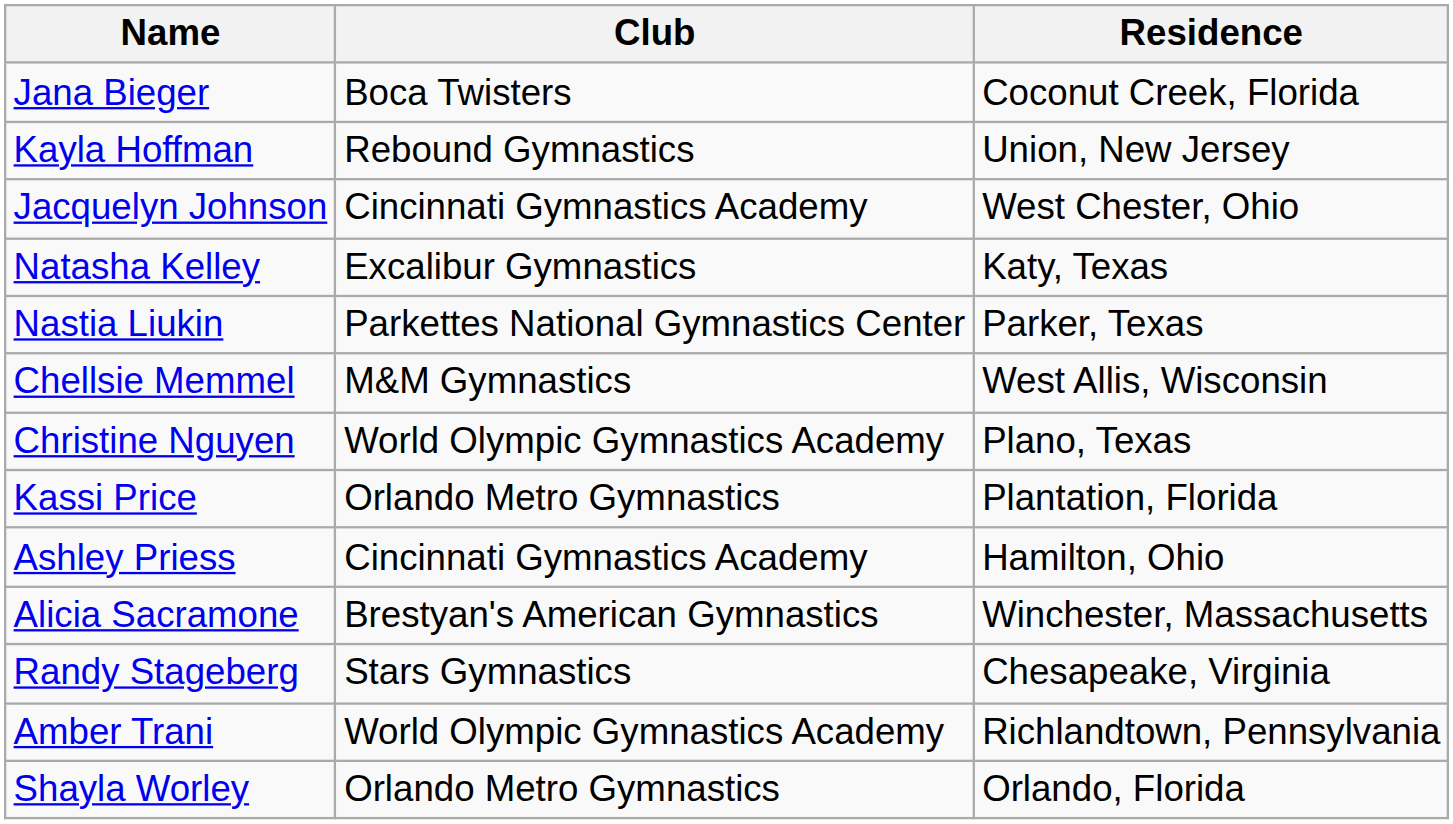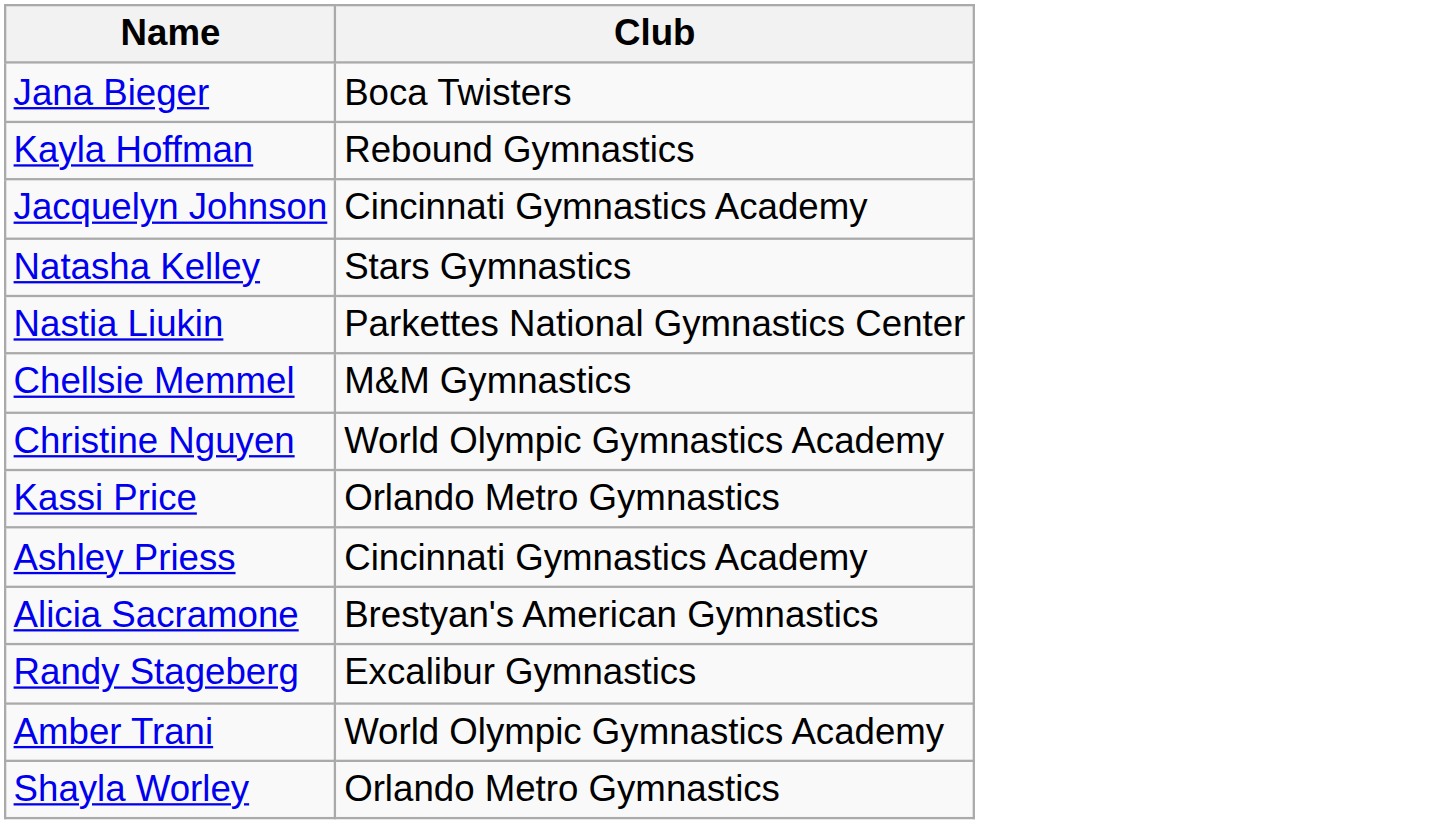- column: (1211, 33)
(520, 265) Excalibur Gymnastics -> (488, 265) Stars Gymnastics
(488, 672) Stars Gymnastics -> (520, 672) Excalibur Gymnastics
